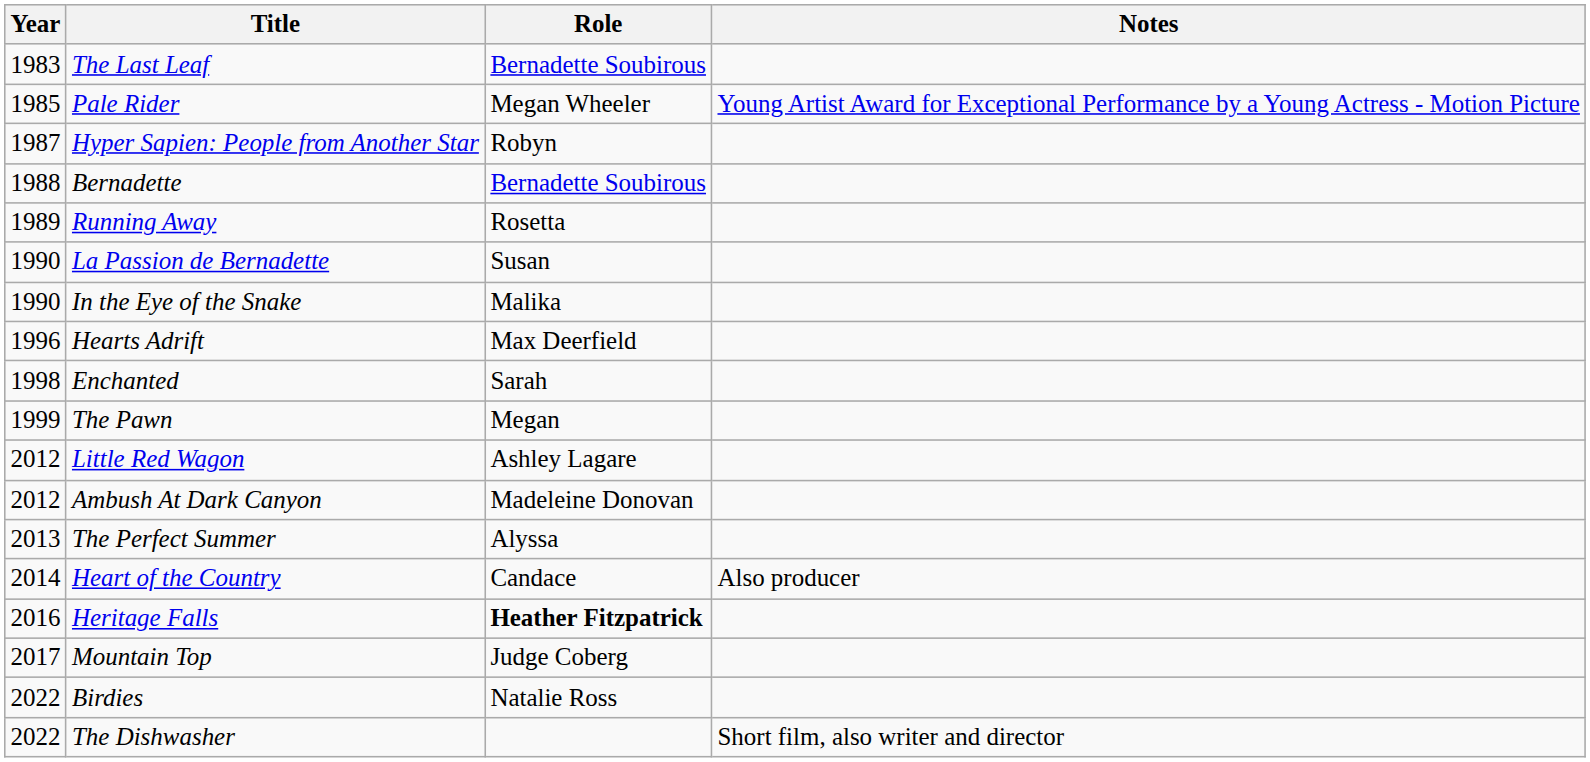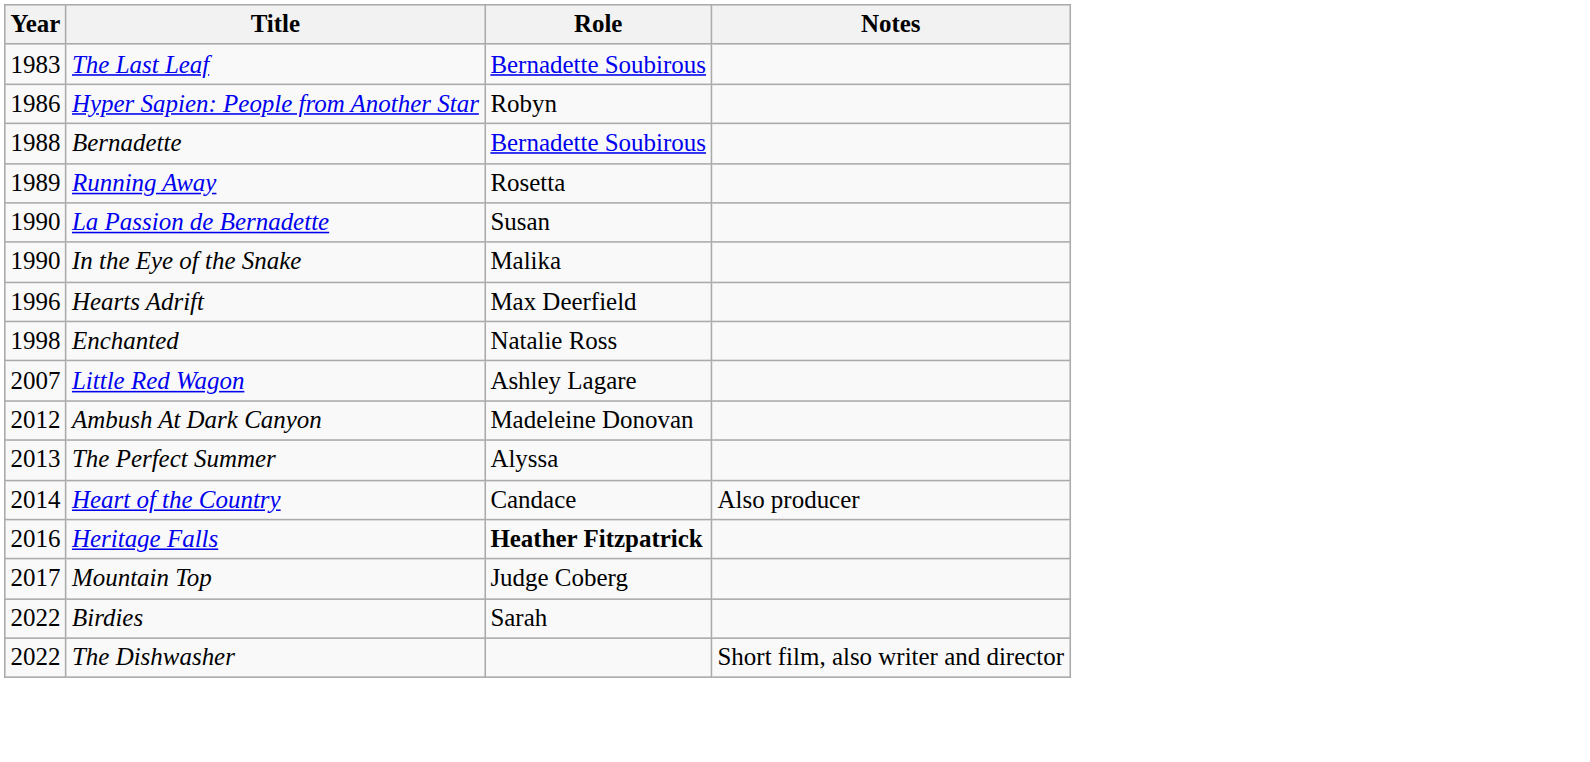- row: (126, 103)
(35, 143) 1987 -> (35, 103) 1986
(519, 380) Sarah -> (554, 340) Natalie Ross
- row: (122, 420)
(35, 459) 2012 -> (35, 380) 2007
(554, 697) Natalie Ross -> (519, 618) Sarah
